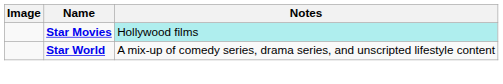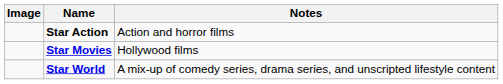+ row: (77, 32)
(158, 32) paleturquoise background -> (158, 50) no background
